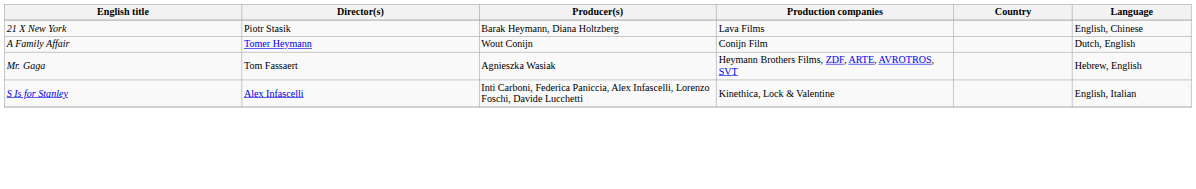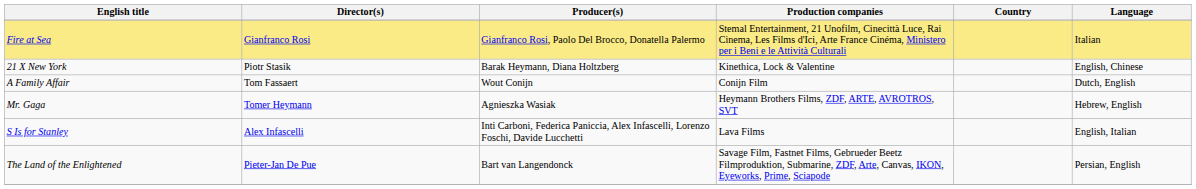+ row: (29, 39)
(742, 28) Lava Films -> (777, 67) Kinethica, Lock & Valentine
(278, 44) Tomer Heymann -> (271, 83) Tom Fassaert
(271, 66) Tom Fassaert -> (278, 104) Tomer Heymann
(777, 93) Kinethica, Lock & Valentine -> (742, 132) Lava Films
+ row: (64, 165)
